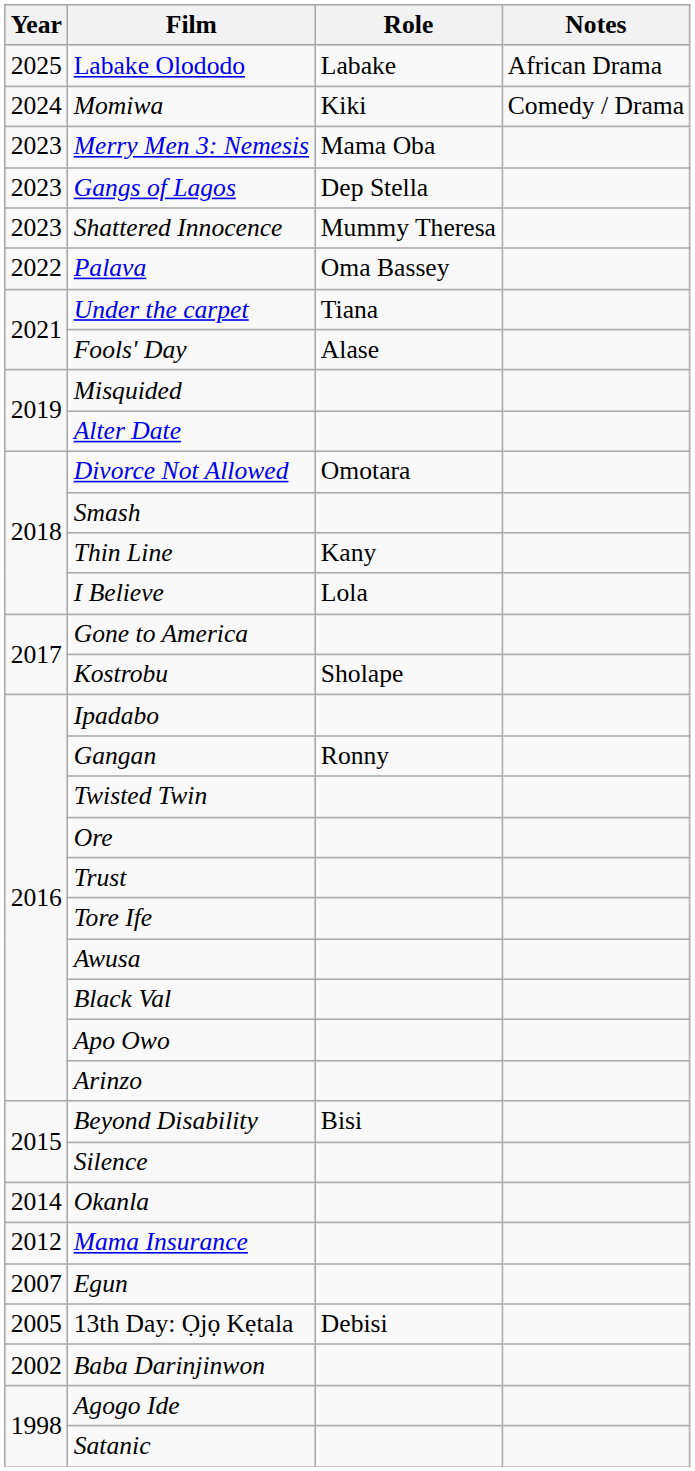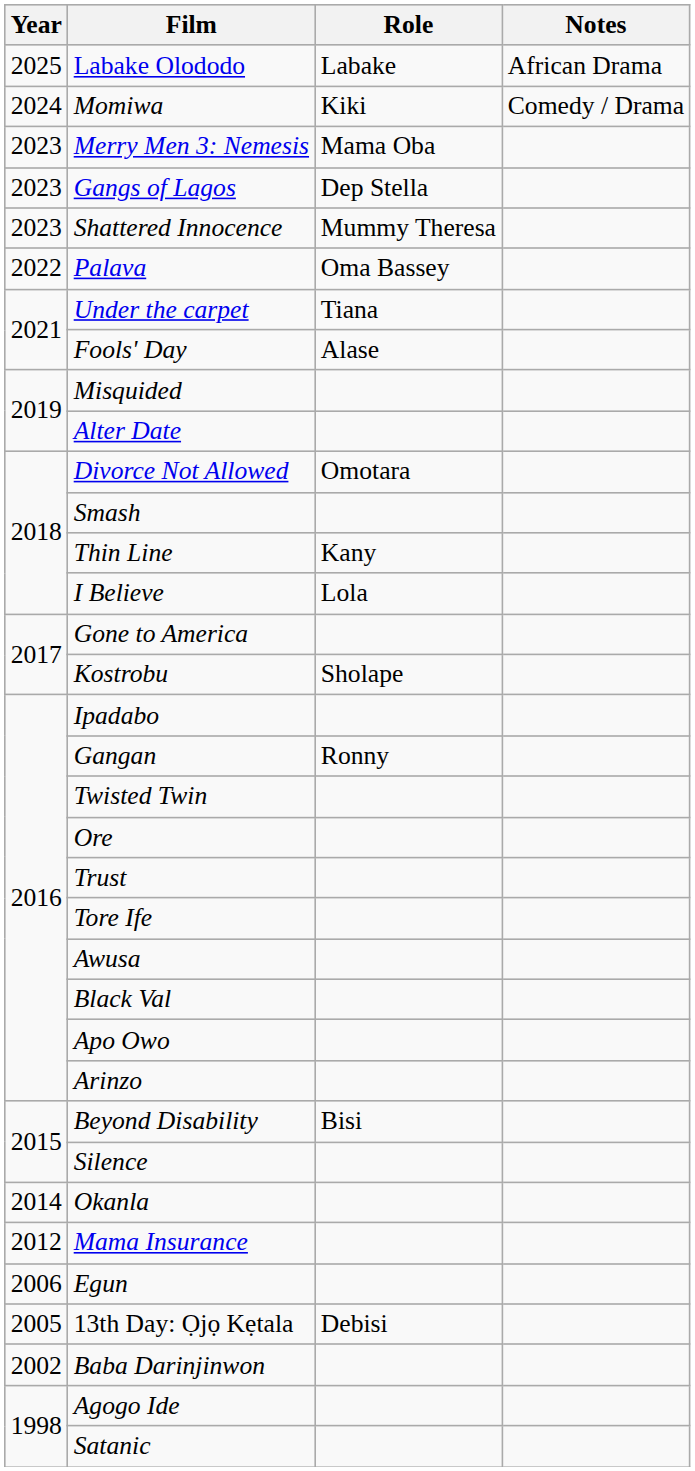(36, 1283) 2007 -> (36, 1283) 2006
